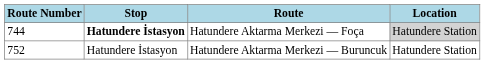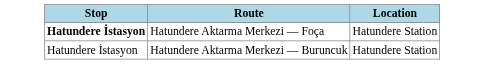- column: (45, 13)
(435, 31) lightgrey background -> (395, 31) no background
